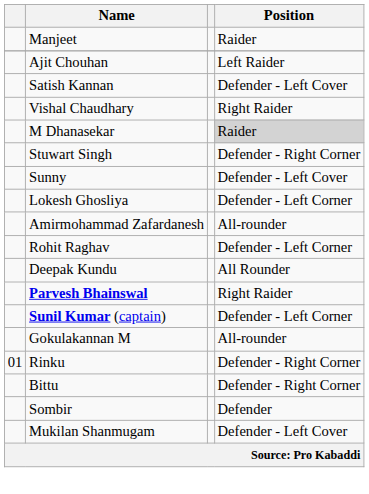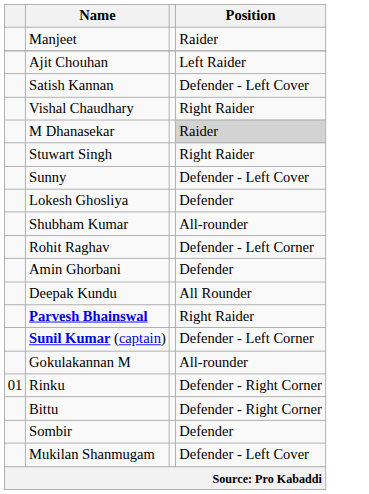(289, 154) Defender - Right Corner -> (217, 154) Right Raider
(285, 200) Defender - Left Corner -> (206, 200) Defender
+ row: (79, 223)
- row: (117, 223)
+ row: (75, 270)
